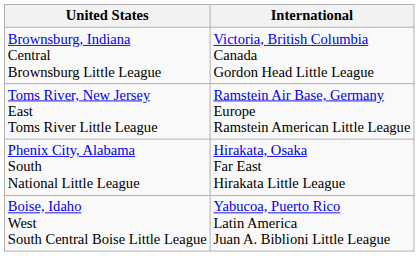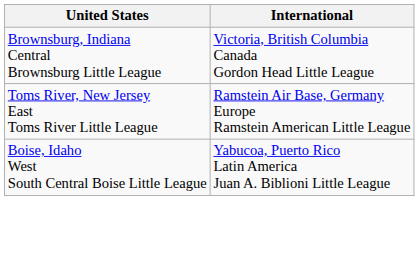- row: (74, 167)
